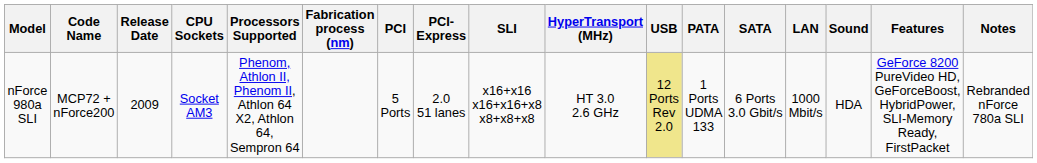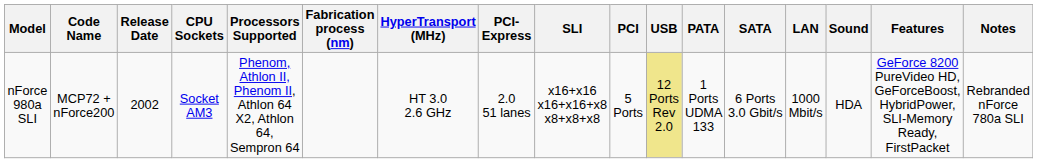columns swapped: (595, 28) <-> (395, 28)
(145, 105) 2009 -> (145, 105) 2002
